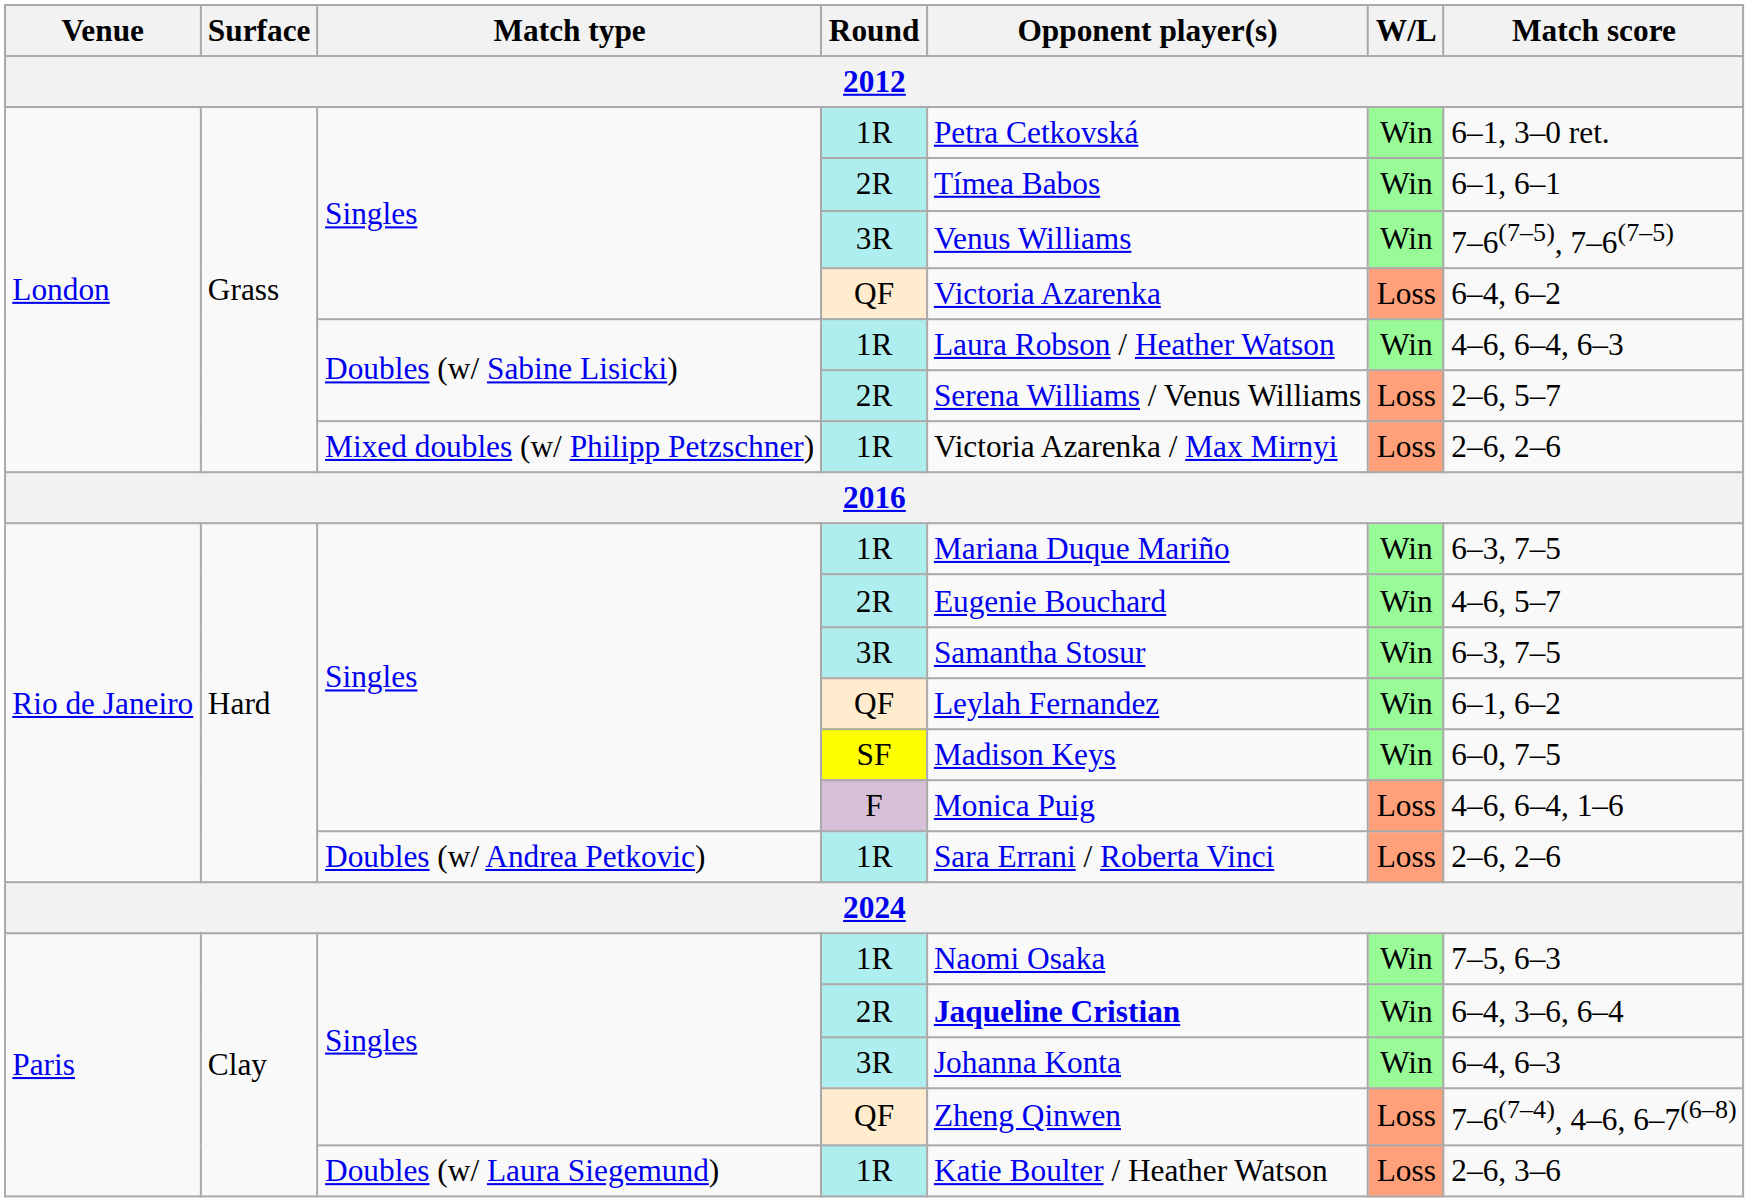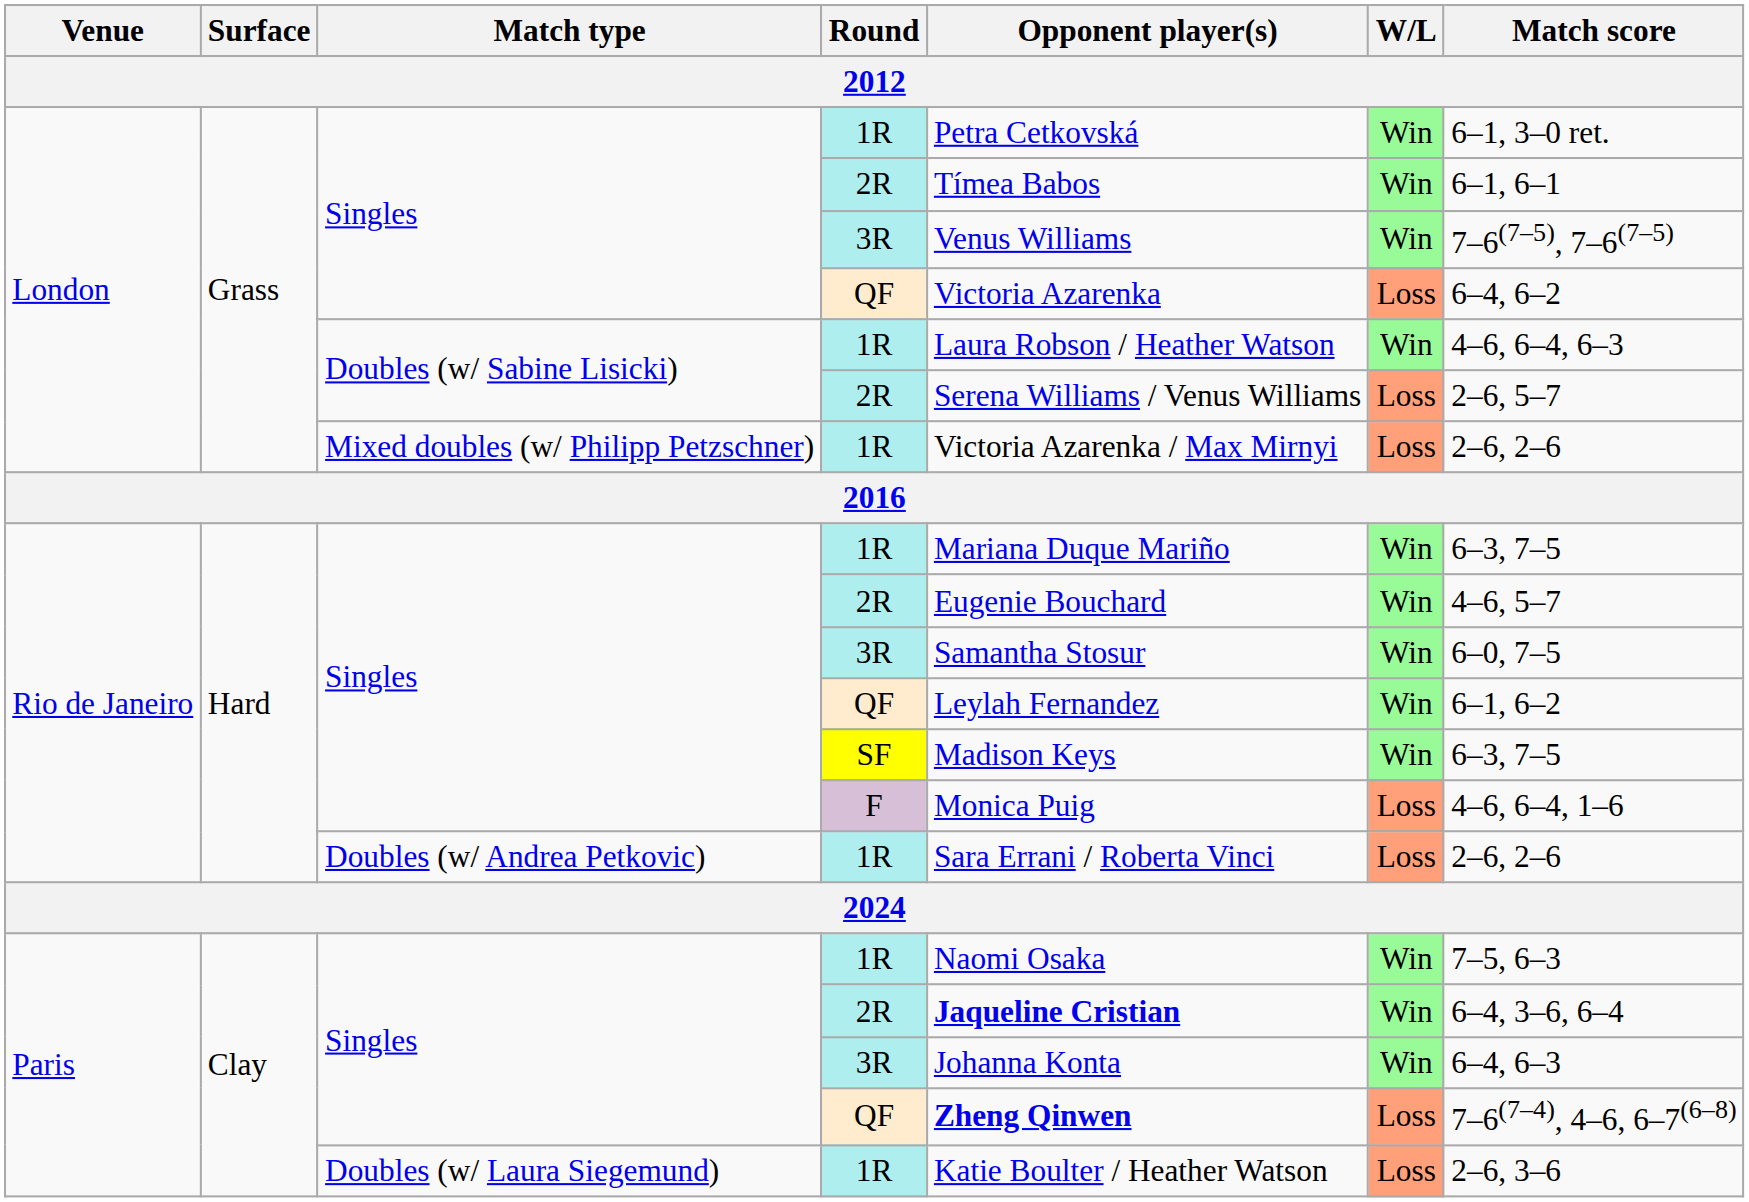(1506, 651) 6–3, 7–5 -> (1506, 651) 6–0, 7–5
(1506, 754) 6–0, 7–5 -> (1506, 754) 6–3, 7–5
(1027, 1116) normal -> (1033, 1116) bold
